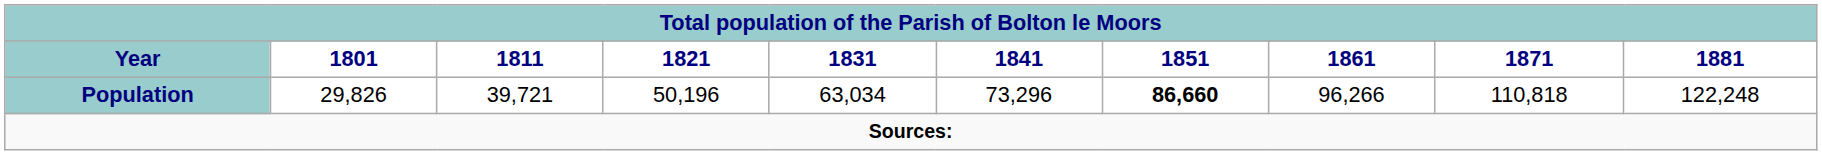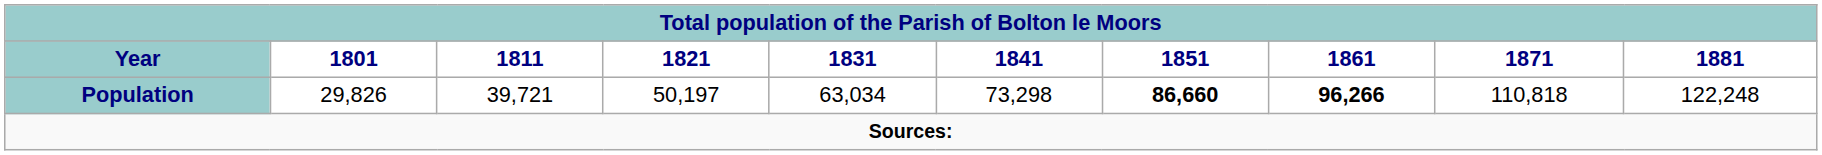(686, 95) 50,196 -> (686, 95) 50,197
(1019, 95) 73,296 -> (1019, 95) 73,298
(1351, 95) normal -> (1351, 95) bold
